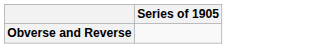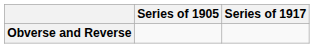+ column: (265, 14)
